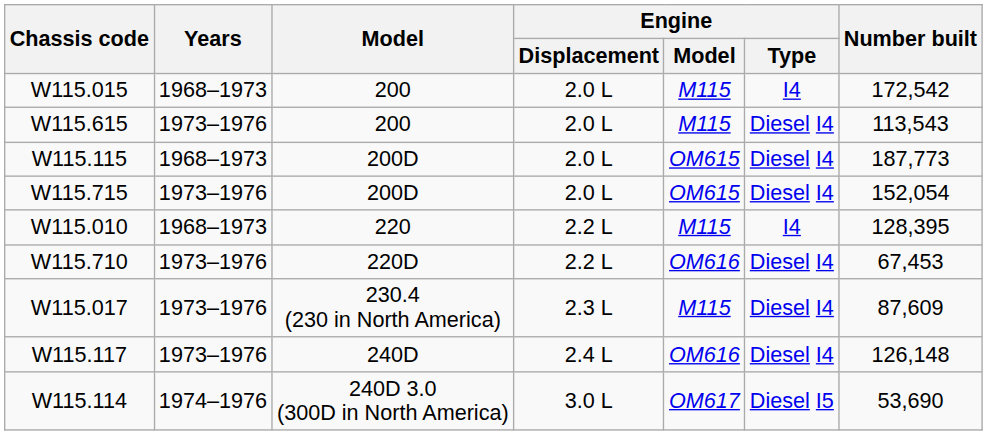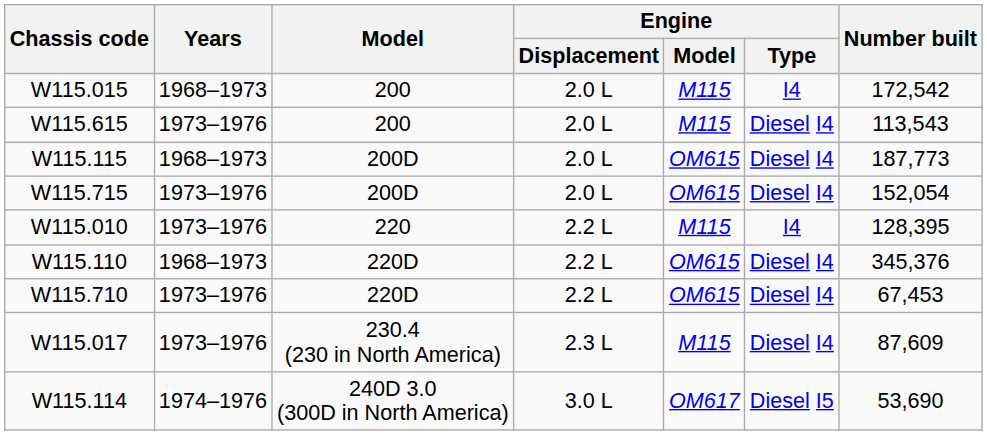(213, 227) 1968–1973 -> (213, 227) 1973–1976
+ row: (79, 261)
(704, 261) OM616 -> (704, 295) OM615
- row: (79, 354)
